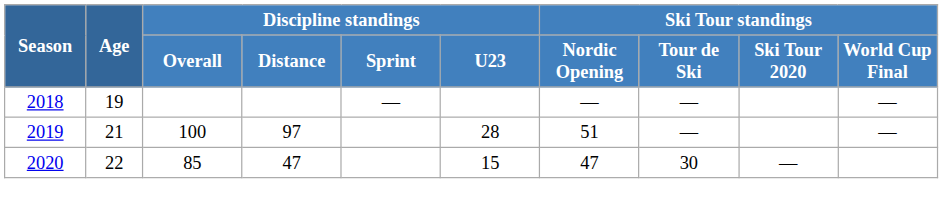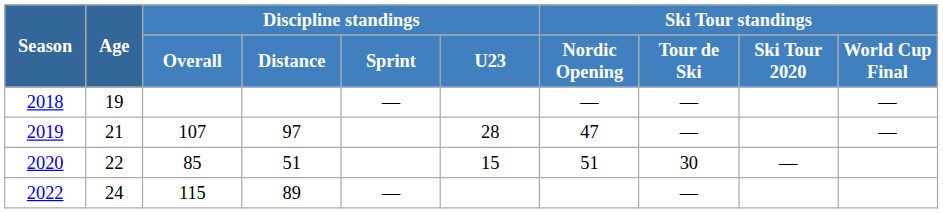(192, 132) 100 -> (192, 132) 107
(590, 132) 51 -> (590, 132) 47
(292, 162) 47 -> (292, 162) 51
(590, 162) 47 -> (590, 162) 51
+ row: (45, 193)
